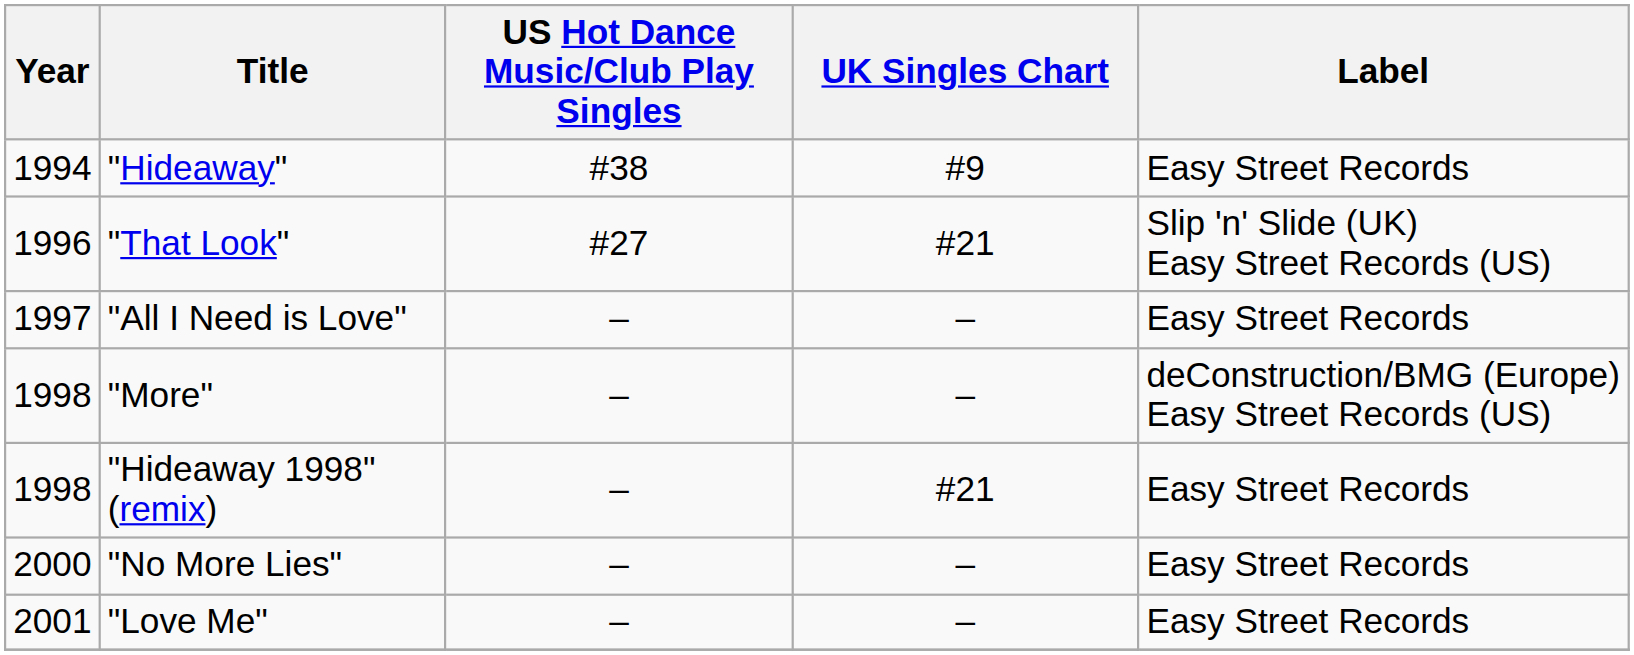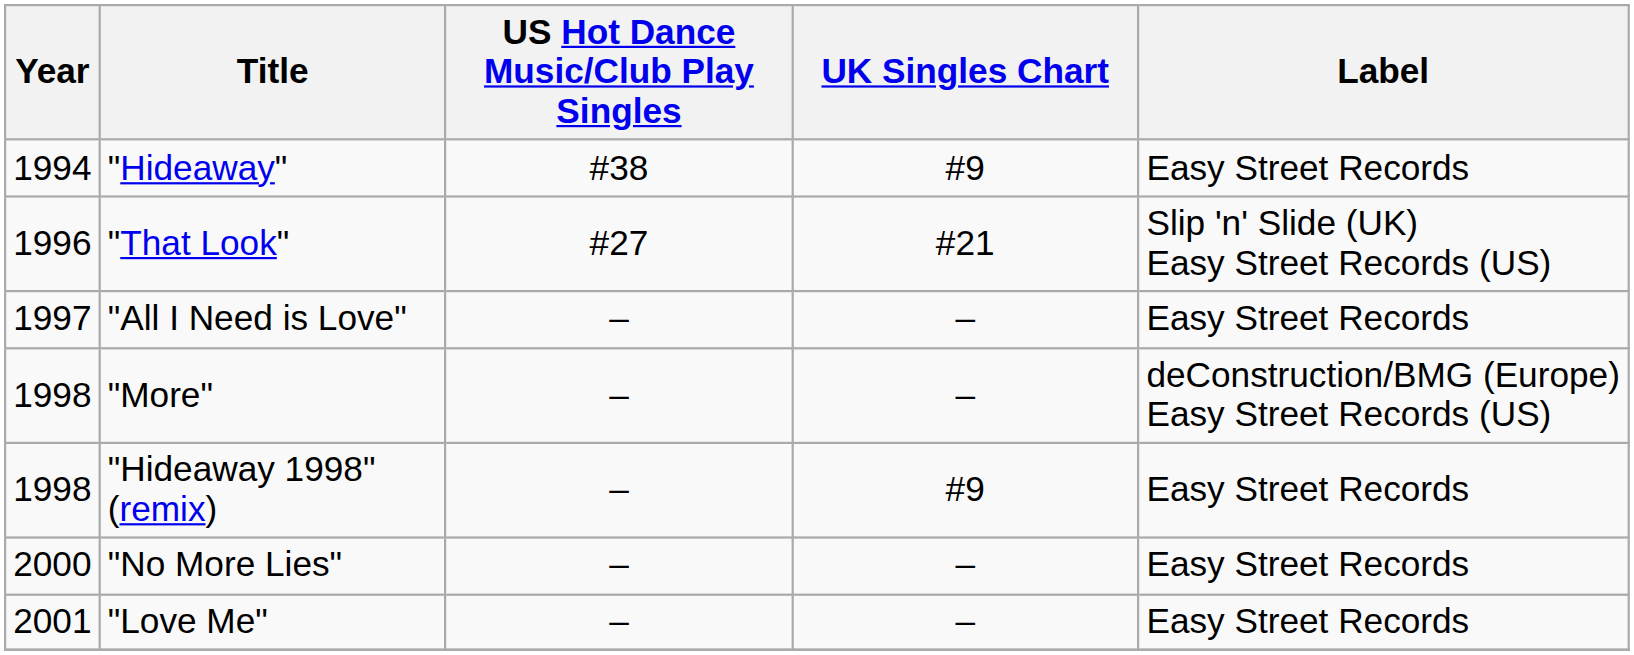(965, 489) #21 -> (965, 489) #9
